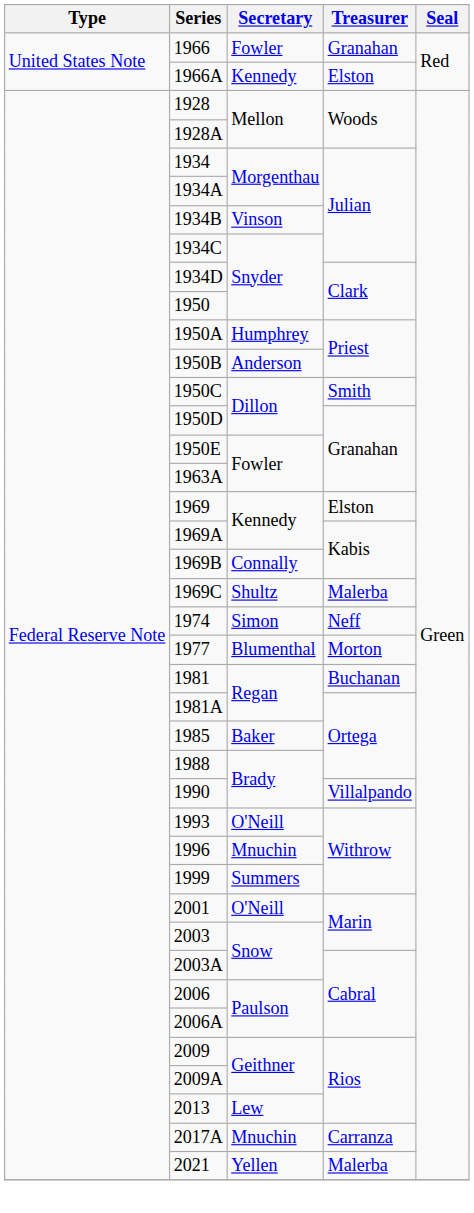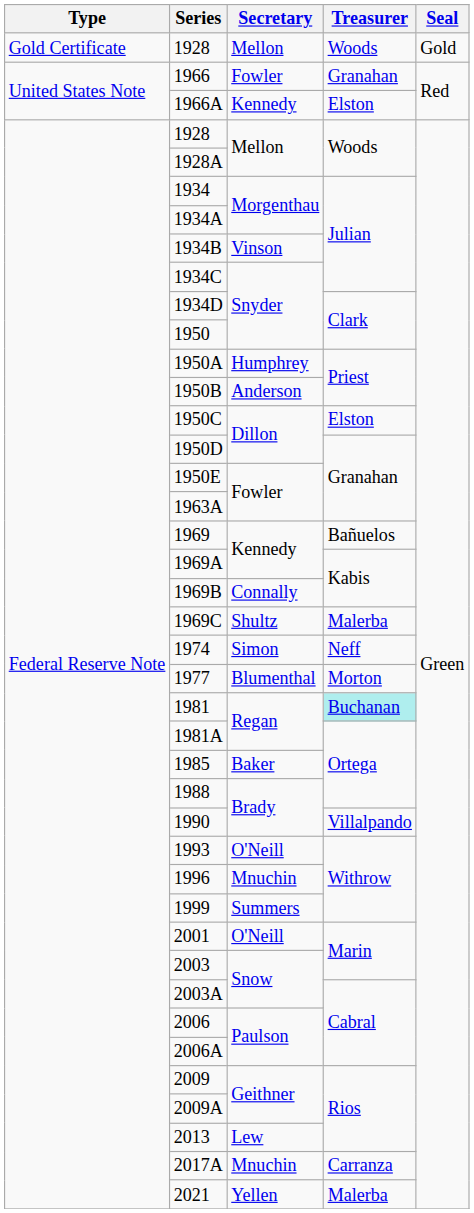+ row: (67, 47)
(349, 391) Smith -> (351, 420) Elston
(351, 506) Elston -> (361, 534) Bañuelos
(364, 678) no background -> (364, 707) paleturquoise background
